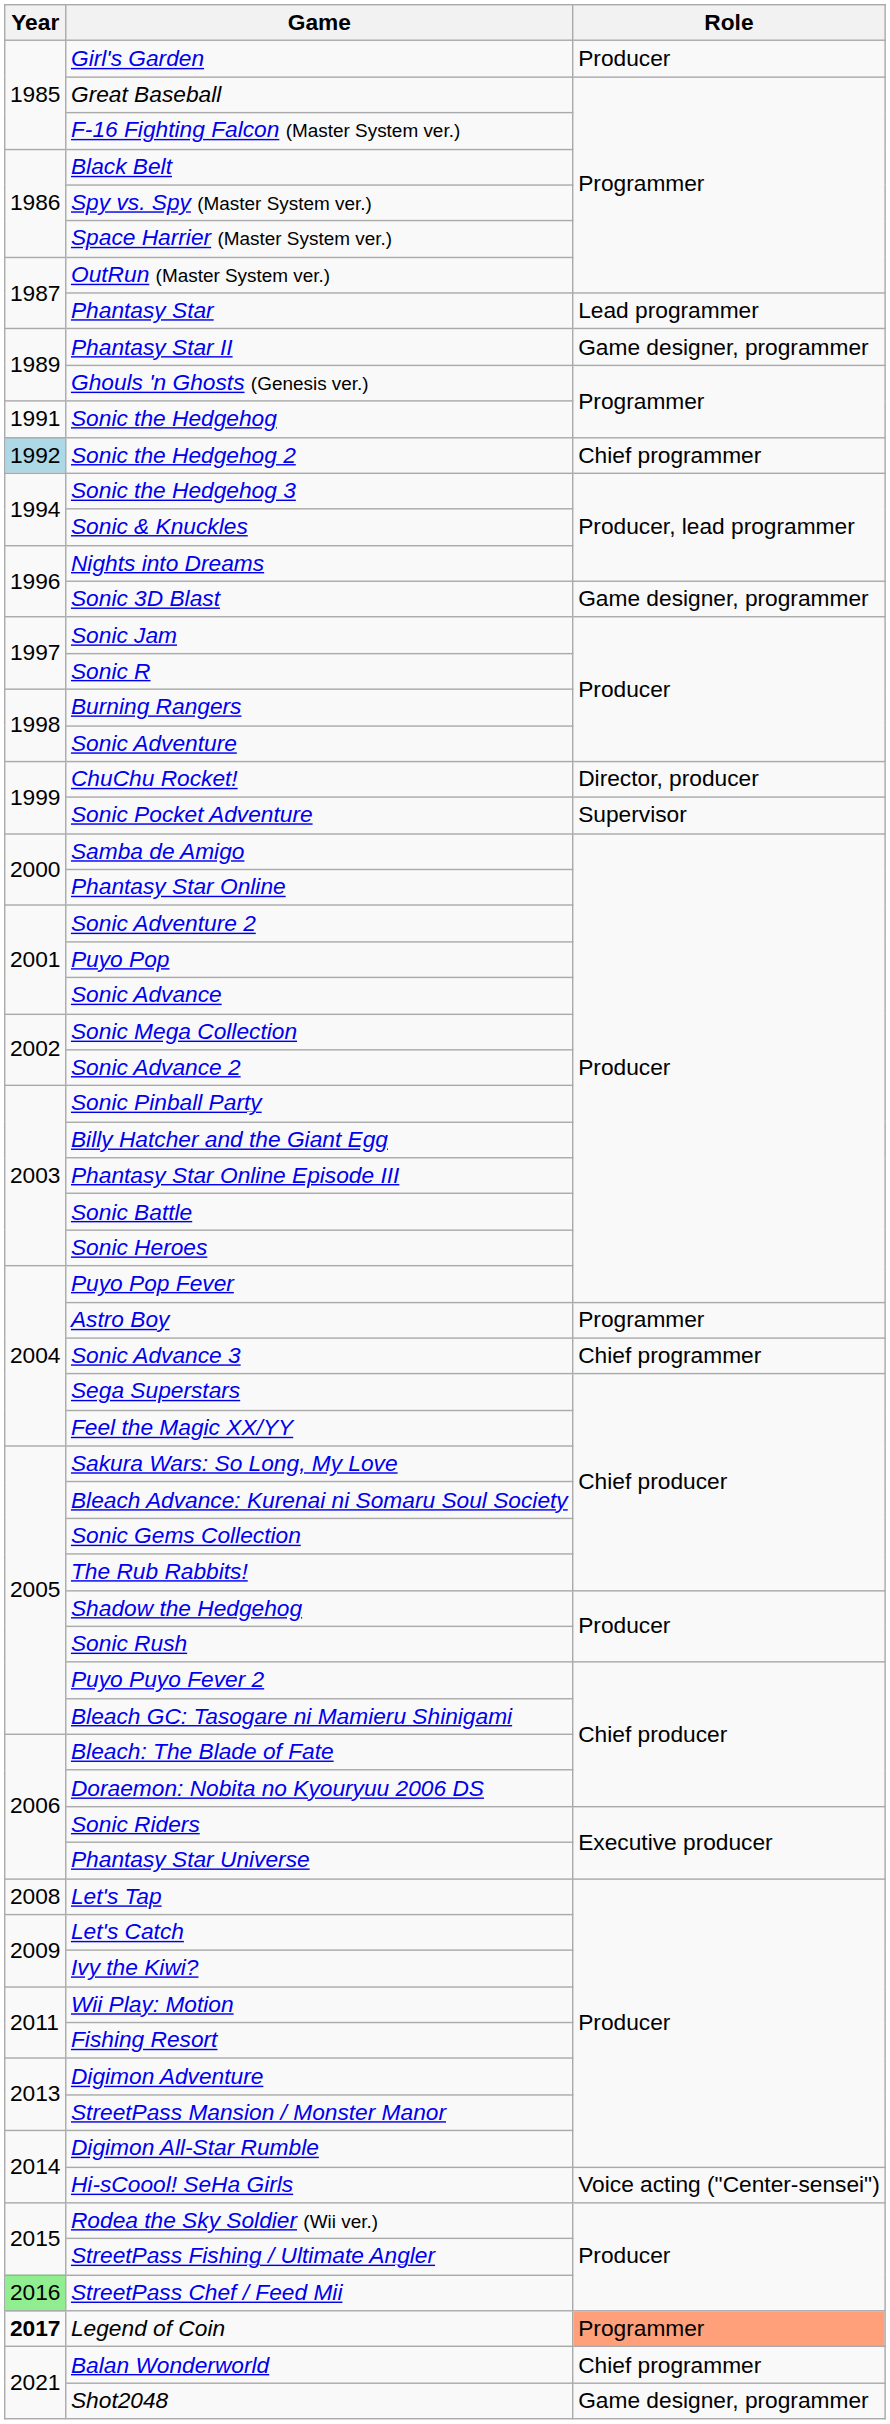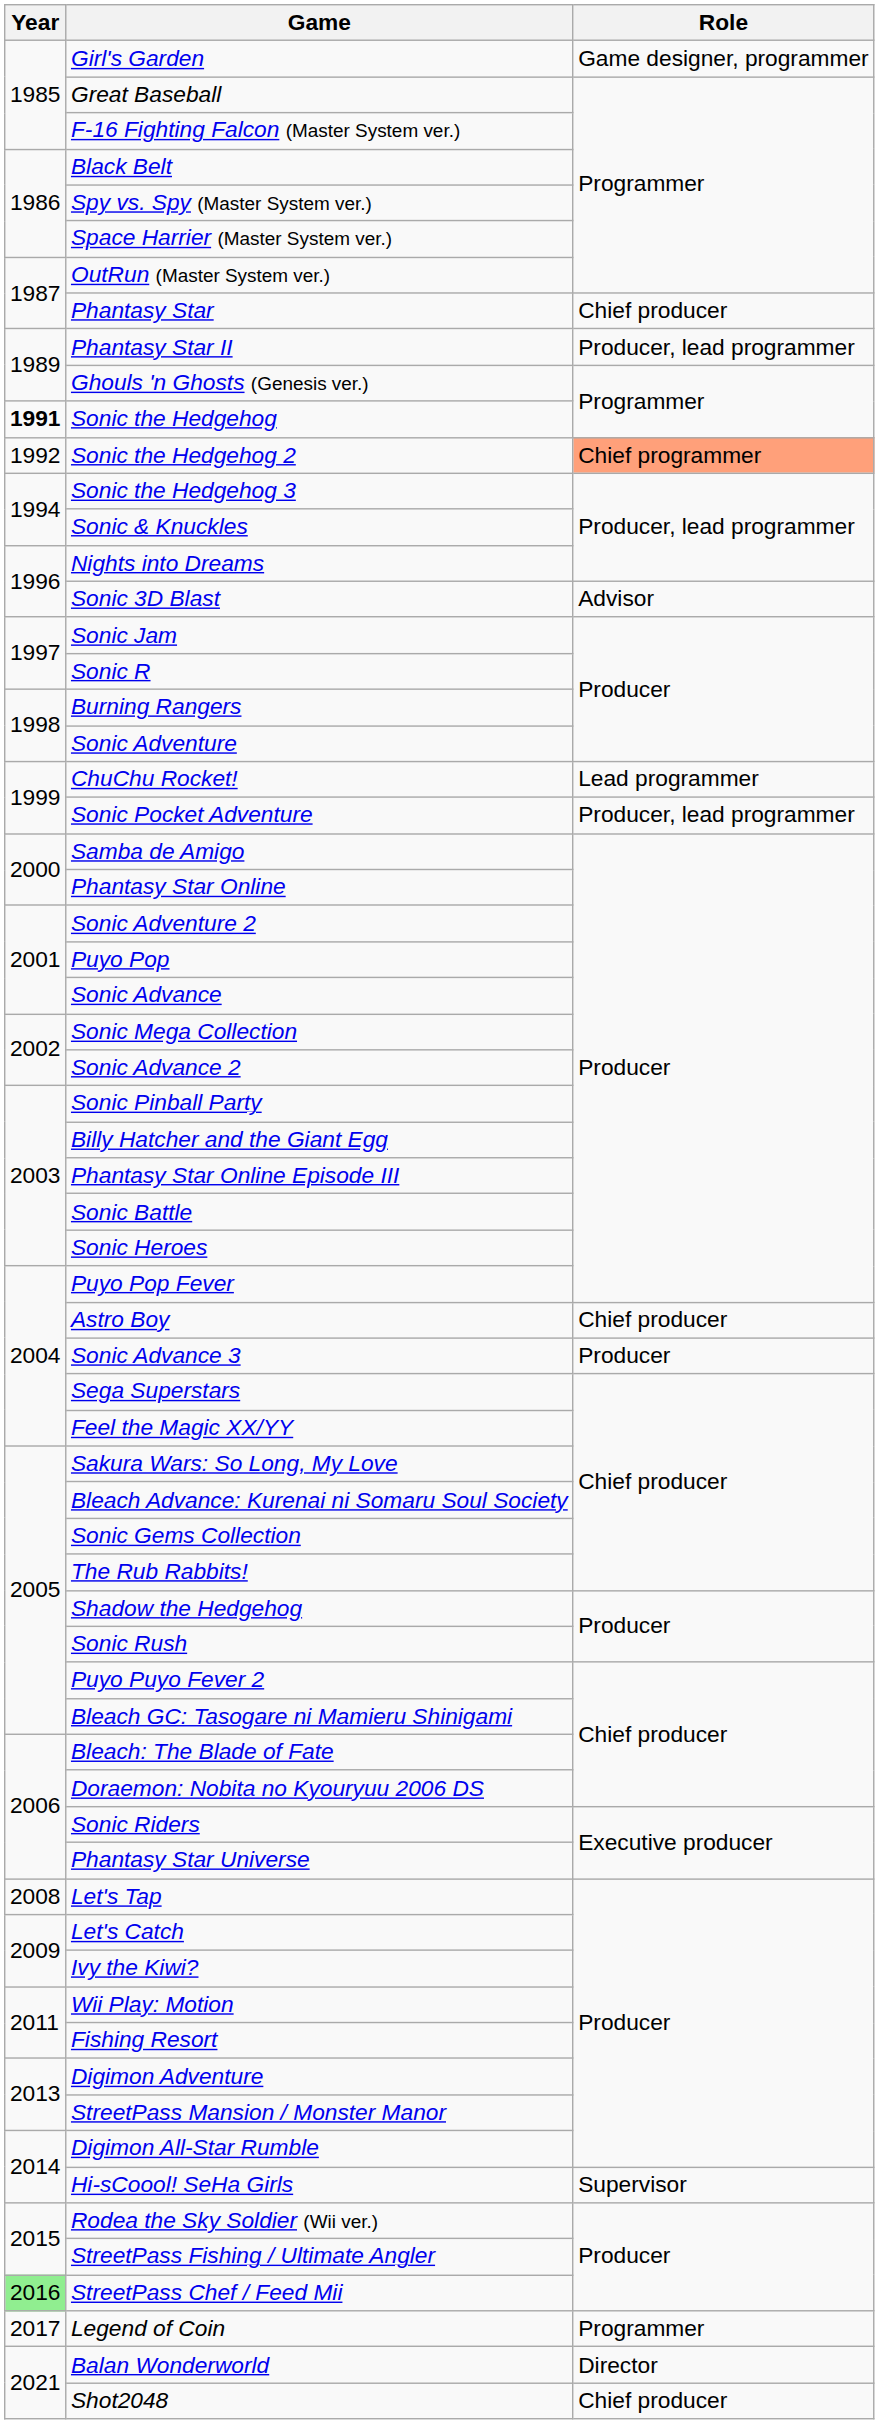(624, 58) Producer -> (723, 58) Game designer, programmer
(668, 310) Lead programmer -> (653, 310) Chief producer
(723, 346) Game designer, programmer -> (716, 346) Producer, lead programmer
(35, 418) normal -> (35, 418) bold
(35, 454) lightblue background -> (35, 454) no background
(670, 454) no background -> (670, 454) lightsalmon background
(723, 599) Game designer, programmer -> (616, 599) Advisor
(668, 779) Director, producer -> (668, 779) Lead programmer
(632, 815) Supervisor -> (716, 815) Producer, lead programmer
(641, 1319) Programmer -> (653, 1319) Chief producer
(670, 1355) Chief programmer -> (624, 1355) Producer
(729, 2184) Voice acting ("Center-sensei") -> (632, 2184) Supervisor
(35, 2328) bold -> (35, 2328) normal
(641, 2328) lightsalmon background -> (641, 2328) no background
(670, 2364) Chief programmer -> (618, 2364) Director
(723, 2400) Game designer, programmer -> (653, 2400) Chief producer
